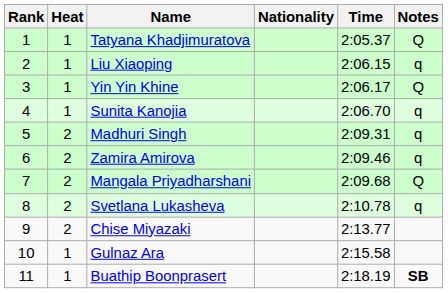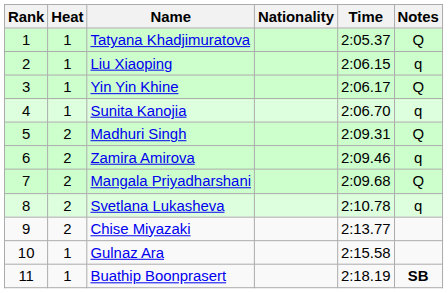(418, 134) q -> (418, 134) Q
